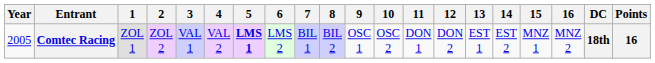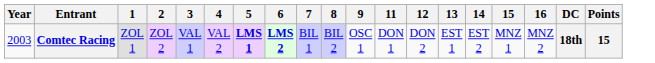- column: (388, 13)
(19, 40) 2005 -> (19, 40) 2003
(280, 40) normal -> (280, 40) bold
(631, 40) 16 -> (604, 40) 15
